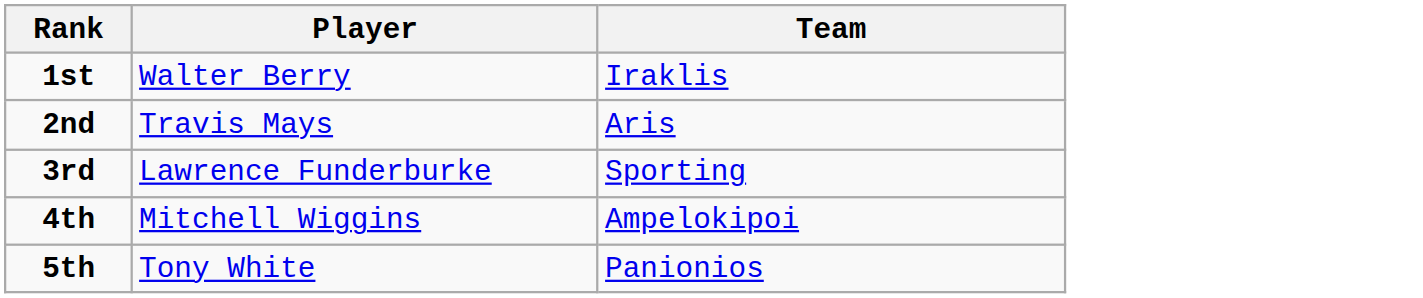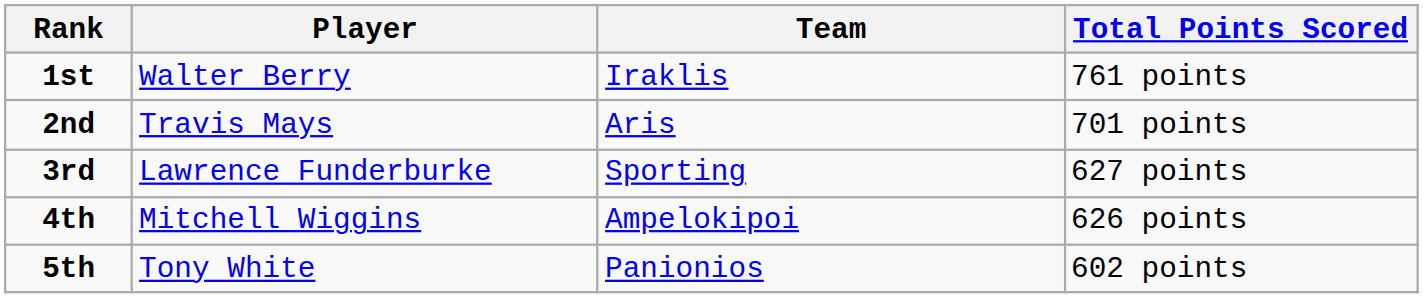+ column: (1241, 29)
